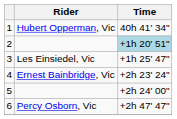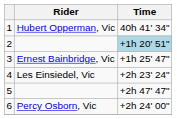(56, 59) Les Einsiedel, Vic -> (66, 59) Ernest Bainbridge, Vic
(66, 75) Ernest Bainbridge, Vic -> (56, 75) Les Einsiedel, Vic
(145, 91) +2h 24' 00" -> (145, 91) +2h 47' 47"
(145, 106) +2h 47' 47" -> (145, 106) +2h 24' 00"
